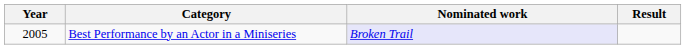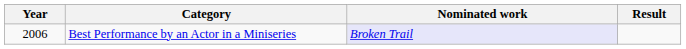(35, 34) 2005 -> (35, 34) 2006
